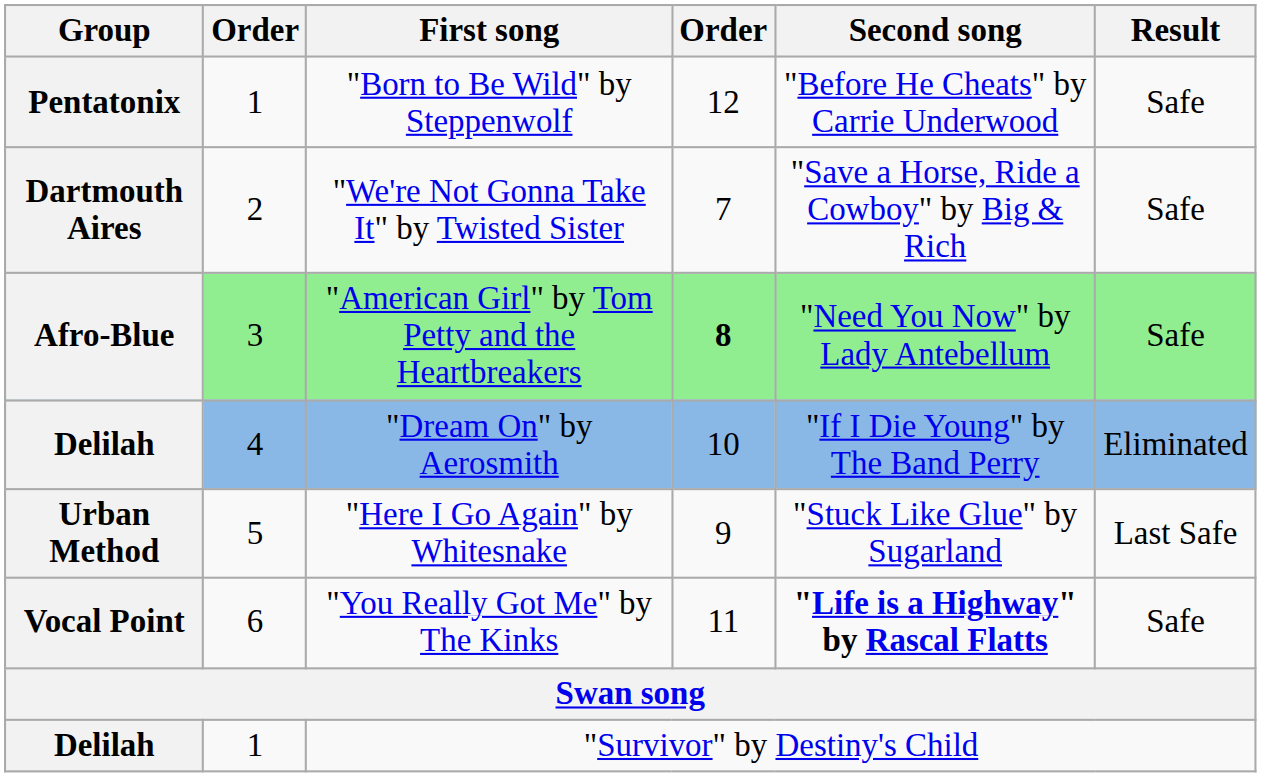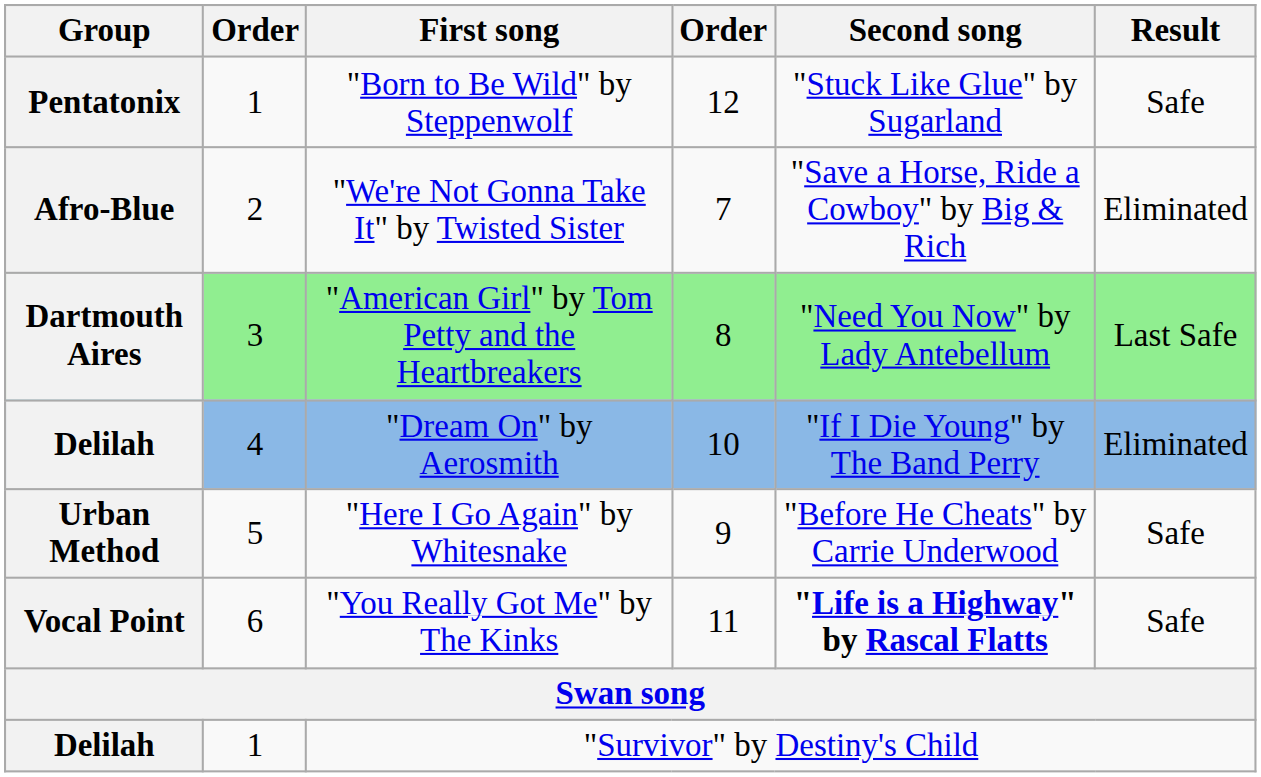(935, 101) "Before He Cheats" by Carrie Underwood -> (935, 101) "Stuck Like Glue" by Sugarland
(104, 209) Dartmouth Aires -> (104, 209) Afro-Blue
(1175, 209) Safe -> (1176, 209) Eliminated
(104, 335) Afro-Blue -> (104, 335) Dartmouth Aires
(723, 335) bold -> (723, 335) normal
(1175, 335) Safe -> (1176, 335) Last Safe
(935, 533) "Stuck Like Glue" by Sugarland -> (935, 533) "Before He Cheats" by Carrie Underwood
(1176, 533) Last Safe -> (1175, 533) Safe
